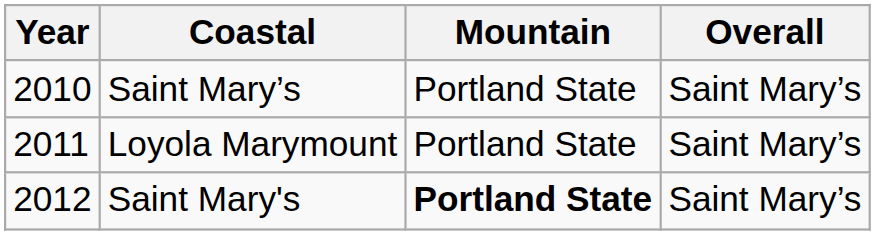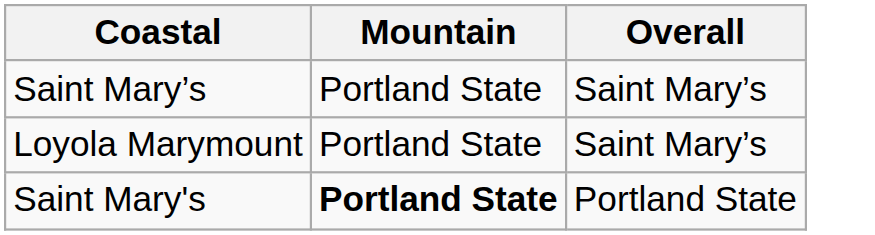- column: (52, 32)
(765, 199) Saint Mary’s -> (685, 199) Portland State
